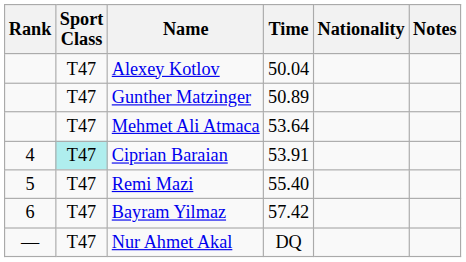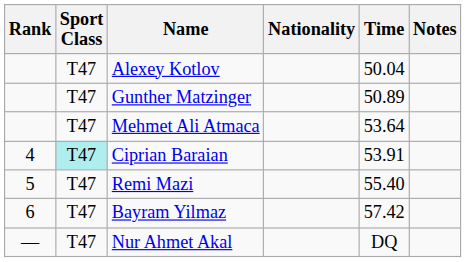columns swapped: (361, 29) <-> (289, 29)
